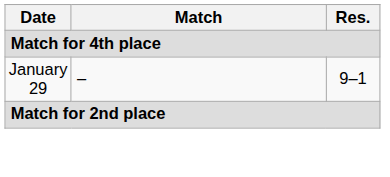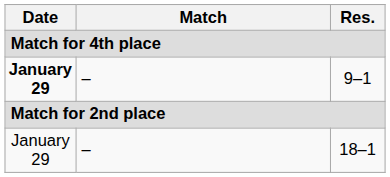(38, 79) normal -> (40, 79) bold
+ row: (358, 149)
